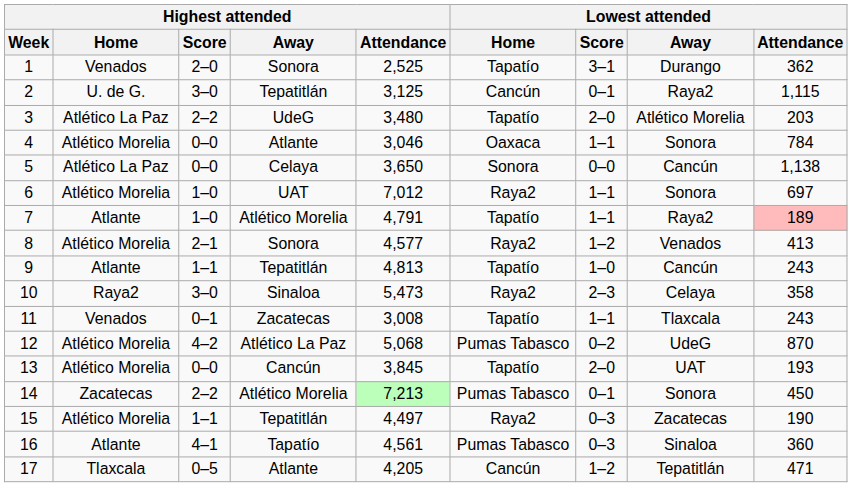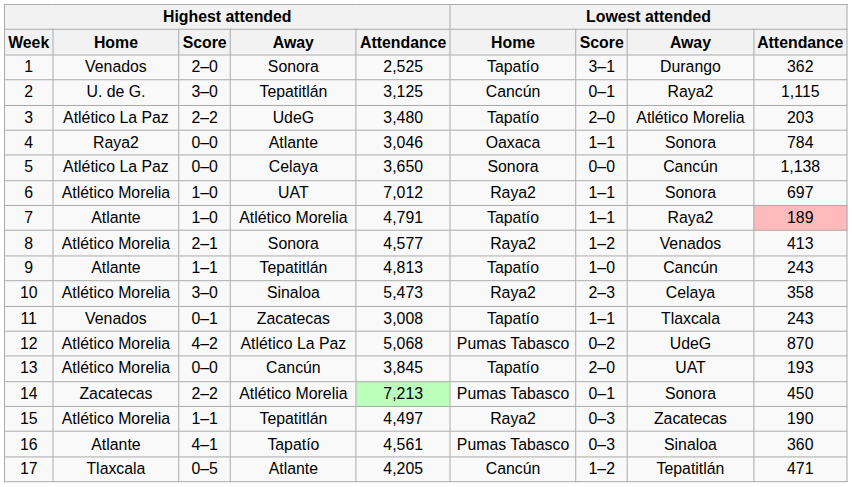(116, 142) Atlético Morelia -> (116, 142) Raya2
(116, 293) Raya2 -> (116, 293) Atlético Morelia
